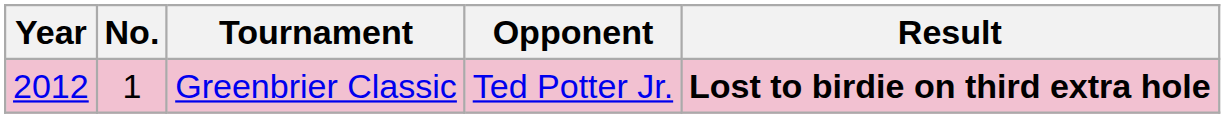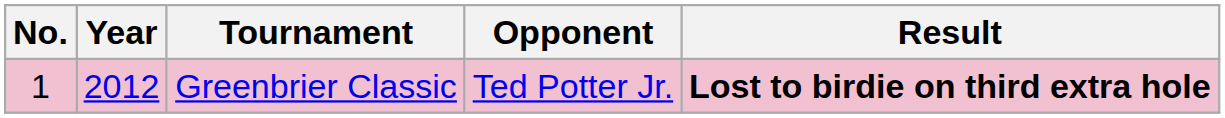columns swapped: (132, 32) <-> (51, 32)
